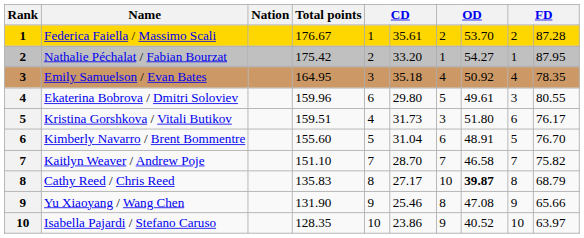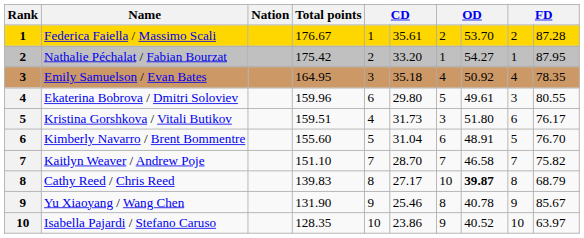(313, 181) 135.83 -> (313, 181) 139.83
(479, 202) 47.08 -> (479, 202) 40.78
(551, 202) 65.66 -> (551, 202) 85.67
